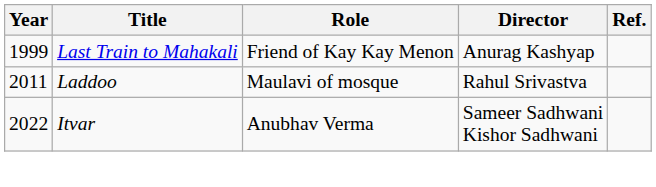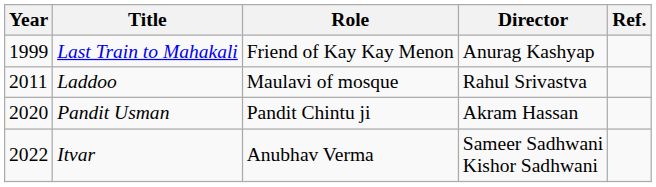+ row: (113, 112)
